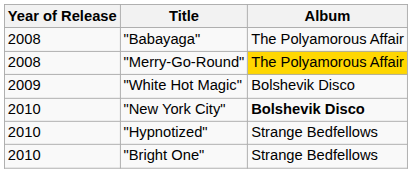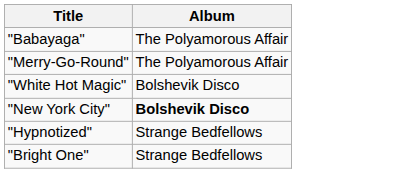- column: (62, 16)
(328, 62) gold background -> (212, 62) no background
